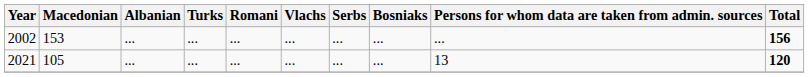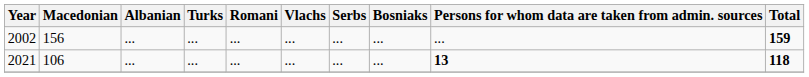(53, 38) 153 -> (53, 38) 156
(780, 38) 156 -> (780, 38) 159
(53, 60) 105 -> (53, 60) 106
(441, 60) normal -> (441, 60) bold
(780, 60) 120 -> (779, 60) 118
